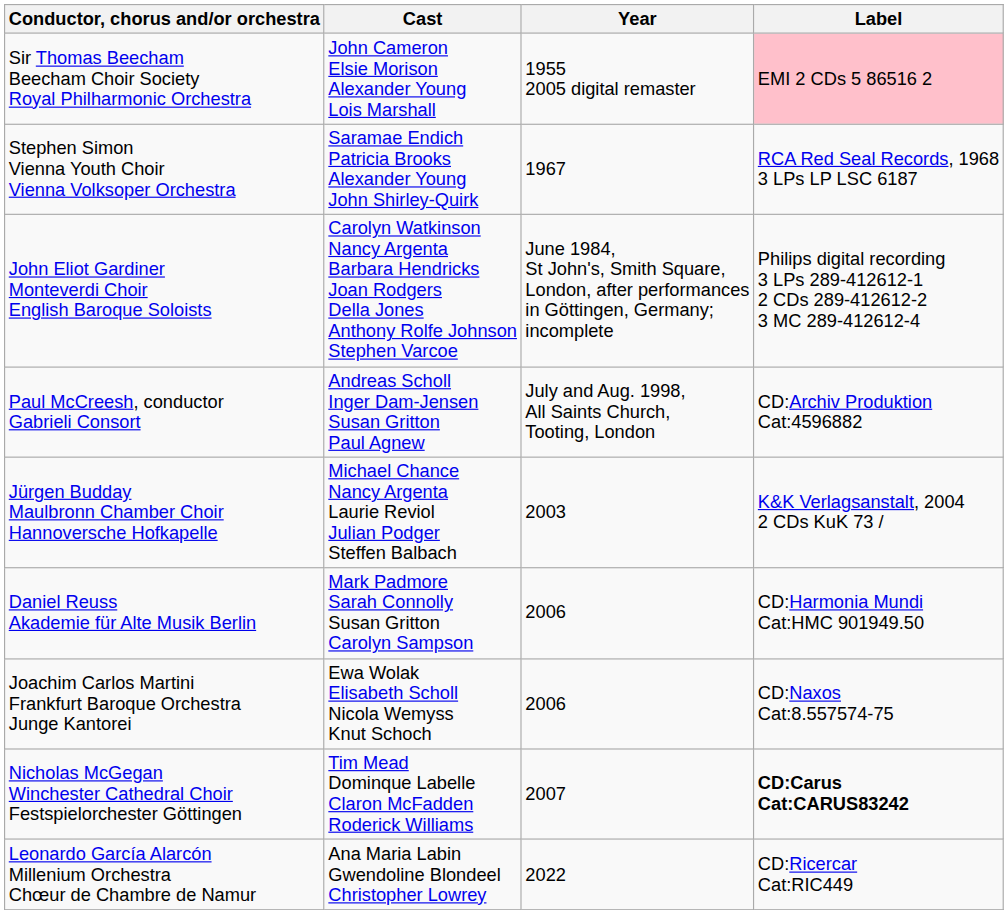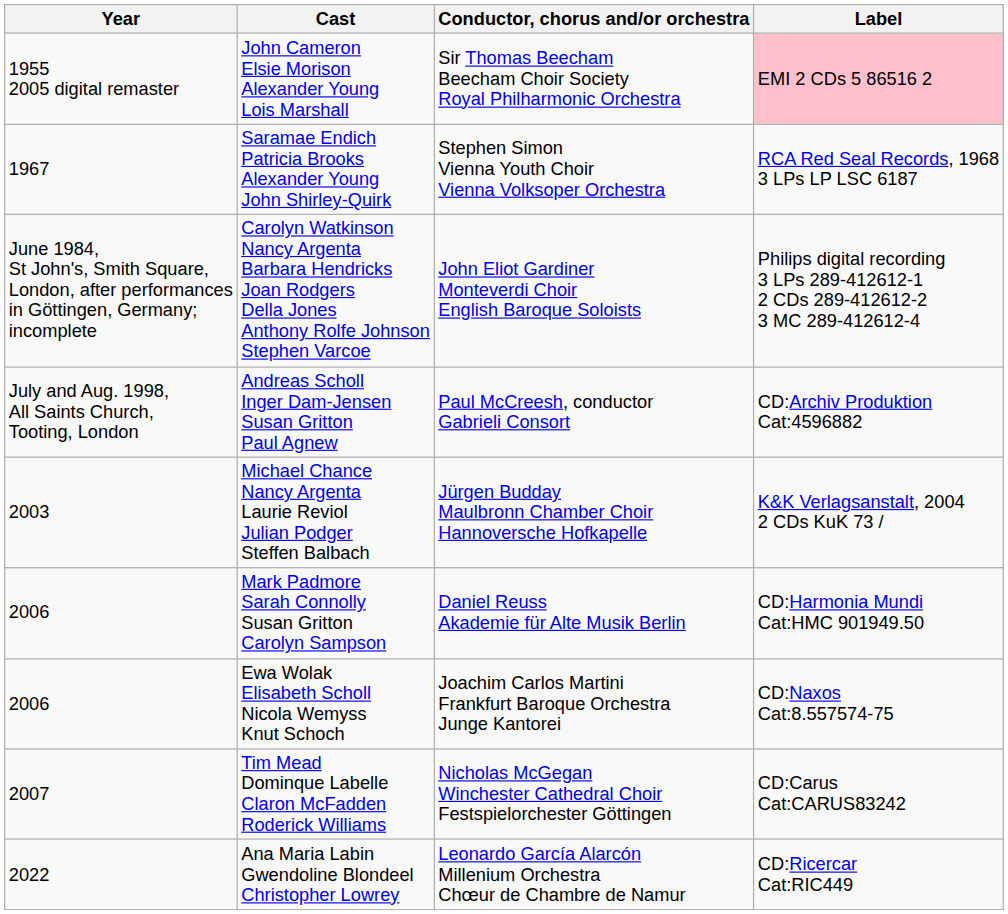columns swapped: (637, 18) <-> (164, 18)
(833, 794) bold -> (832, 794) normal
